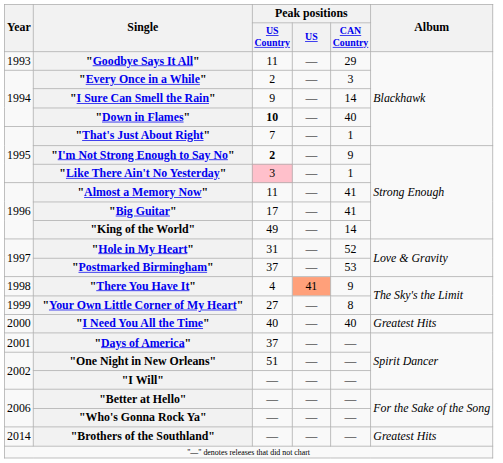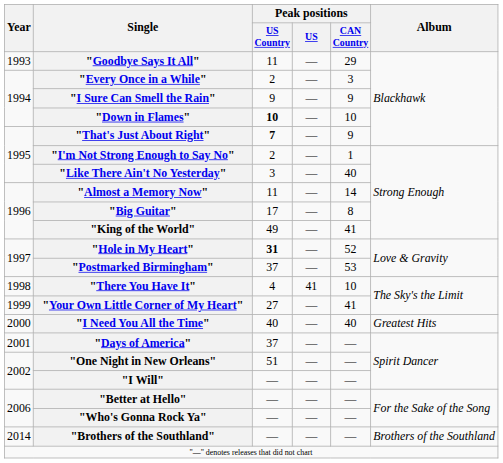(350, 98) 14 -> (350, 98) 9
(350, 117) 40 -> (350, 117) 10
(272, 136) normal -> (272, 136) bold
(350, 136) 1 -> (350, 136) 9
(272, 154) bold -> (272, 154) normal
(350, 154) 9 -> (350, 154) 1
(272, 173) pink background -> (272, 173) no background
(350, 173) 1 -> (350, 173) 40
(350, 192) 41 -> (350, 192) 14
(350, 211) 41 -> (350, 211) 8
(350, 230) 14 -> (350, 230) 41
(272, 248) normal -> (272, 248) bold
(311, 286) lightsalmon background -> (311, 286) no background
(350, 286) 9 -> (350, 286) 10
(350, 305) 8 -> (350, 305) 41
(405, 436) Greatest Hits -> (434, 436) Brothers of the Southland
